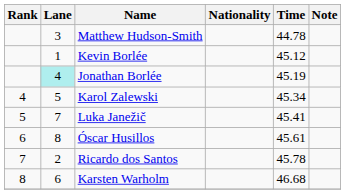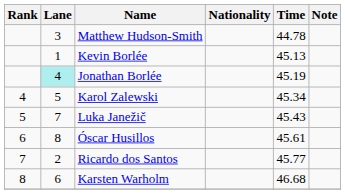(291, 55) 45.12 -> (291, 55) 45.13
(291, 117) 45.41 -> (291, 117) 45.43
(291, 158) 45.78 -> (291, 158) 45.77
